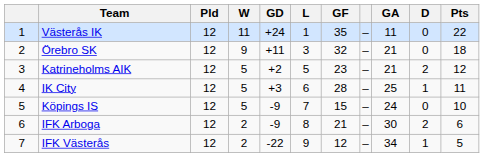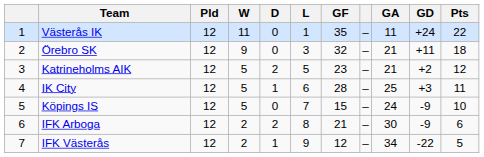columns swapped: (425, 13) <-> (275, 13)
